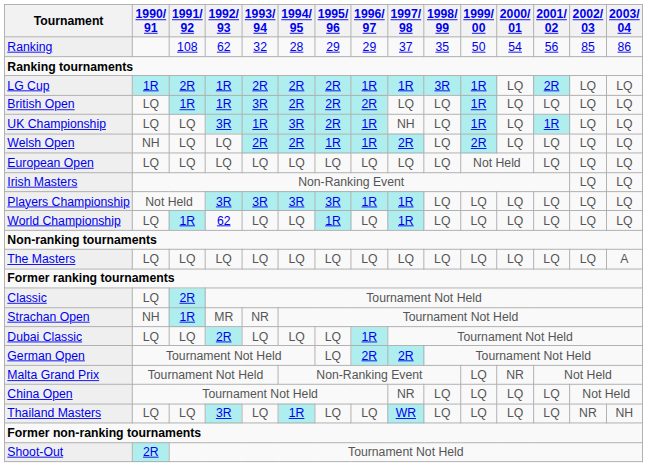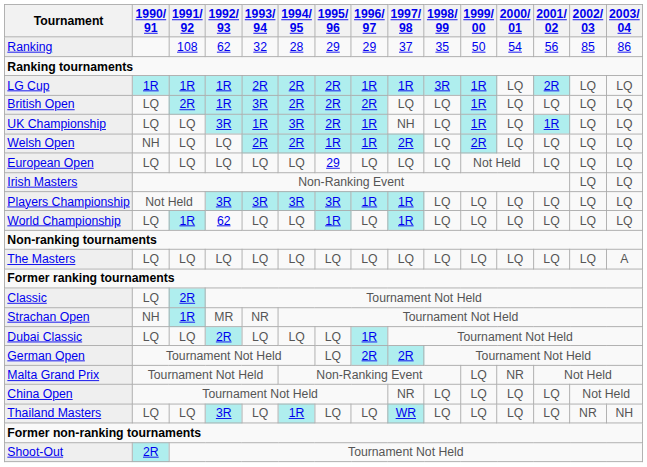(187, 85) 2R -> (187, 85) 1R
(187, 104) 1R -> (187, 104) 2R
(333, 162) LQ -> (333, 162) 29
